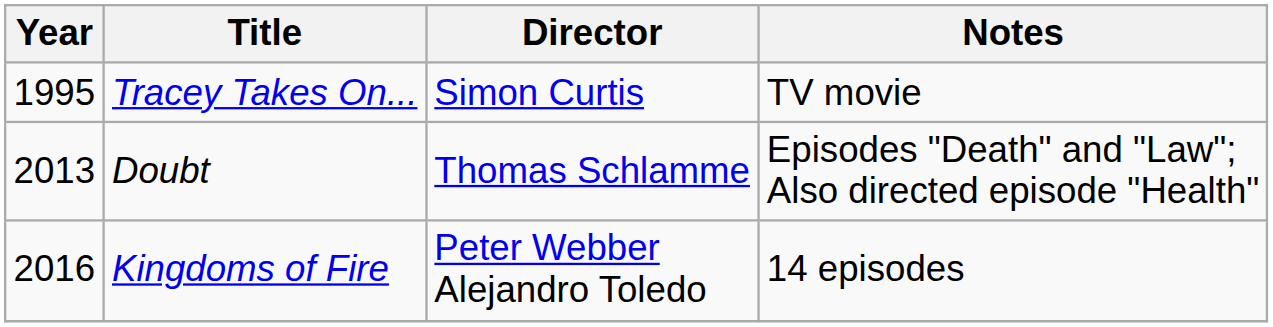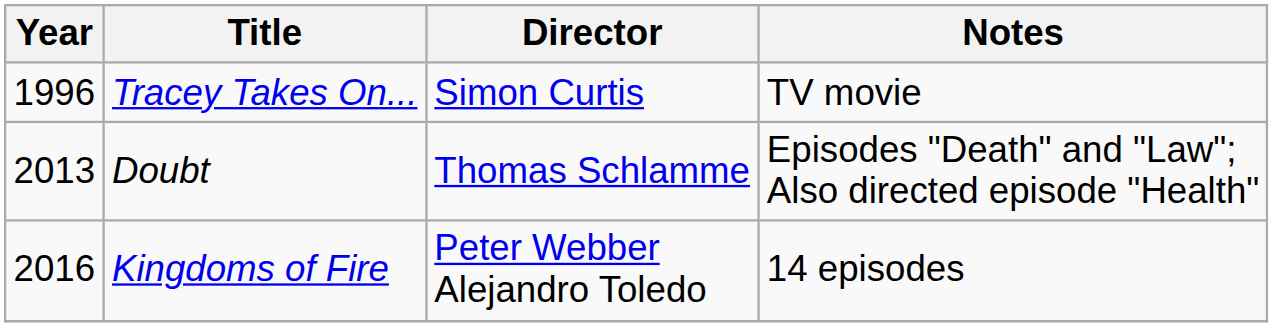(54, 91) 1995 -> (54, 91) 1996
